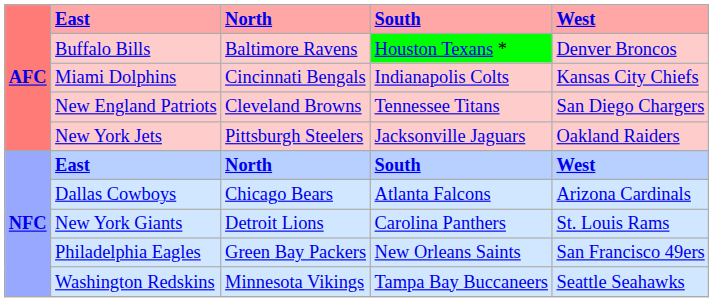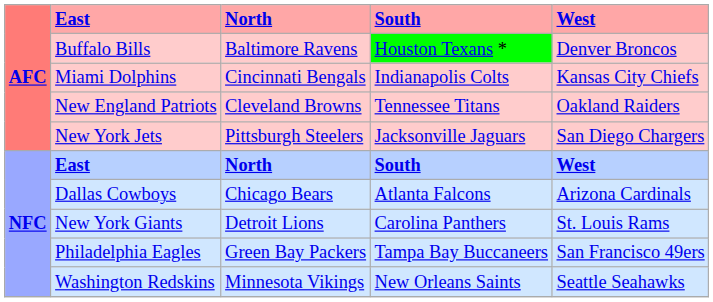(630, 106) San Diego Chargers -> (618, 106) Oakland Raiders
(618, 135) Oakland Raiders -> (630, 135) San Diego Chargers
(448, 252) New Orleans Saints -> (461, 252) Tampa Bay Buccaneers
(461, 281) Tampa Bay Buccaneers -> (448, 281) New Orleans Saints
